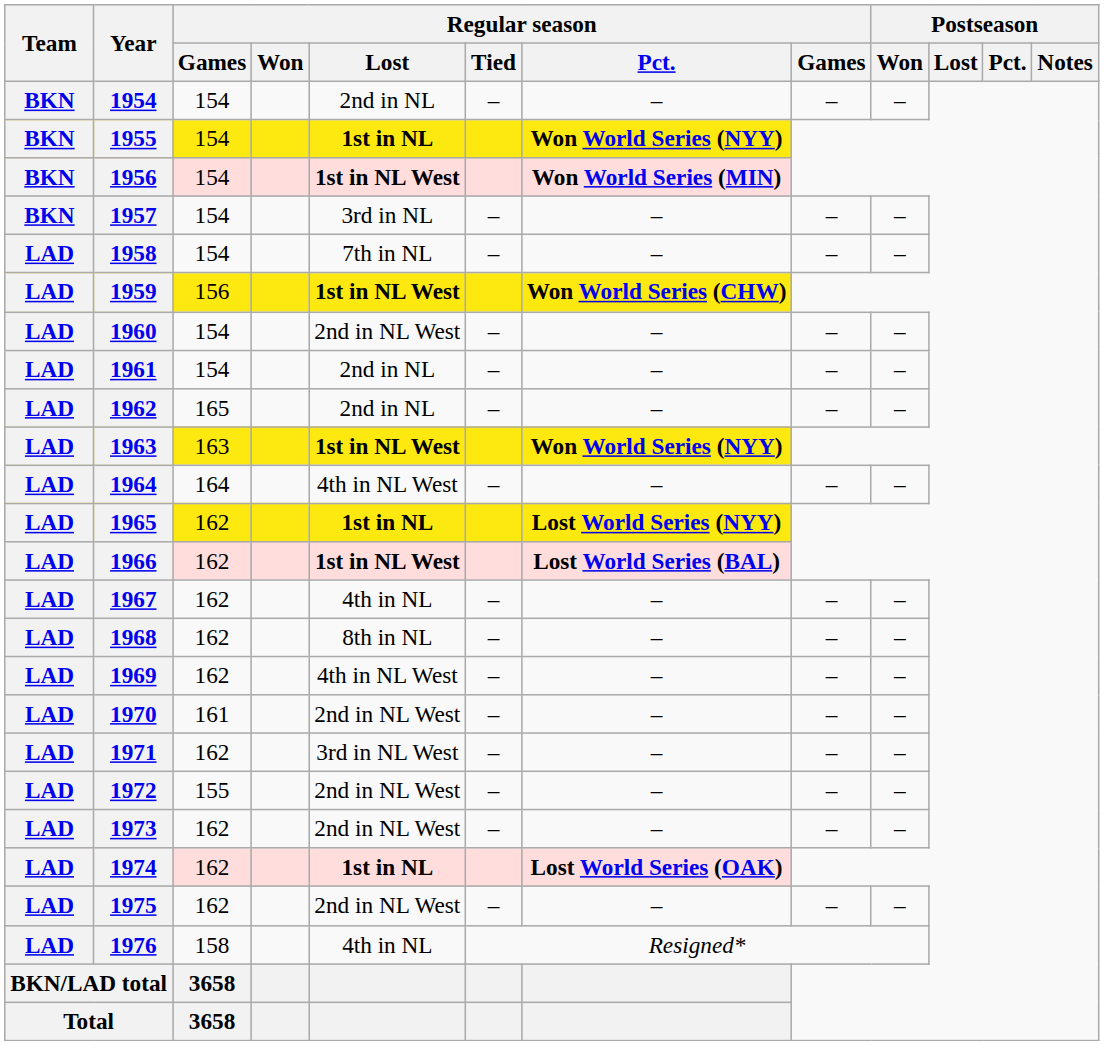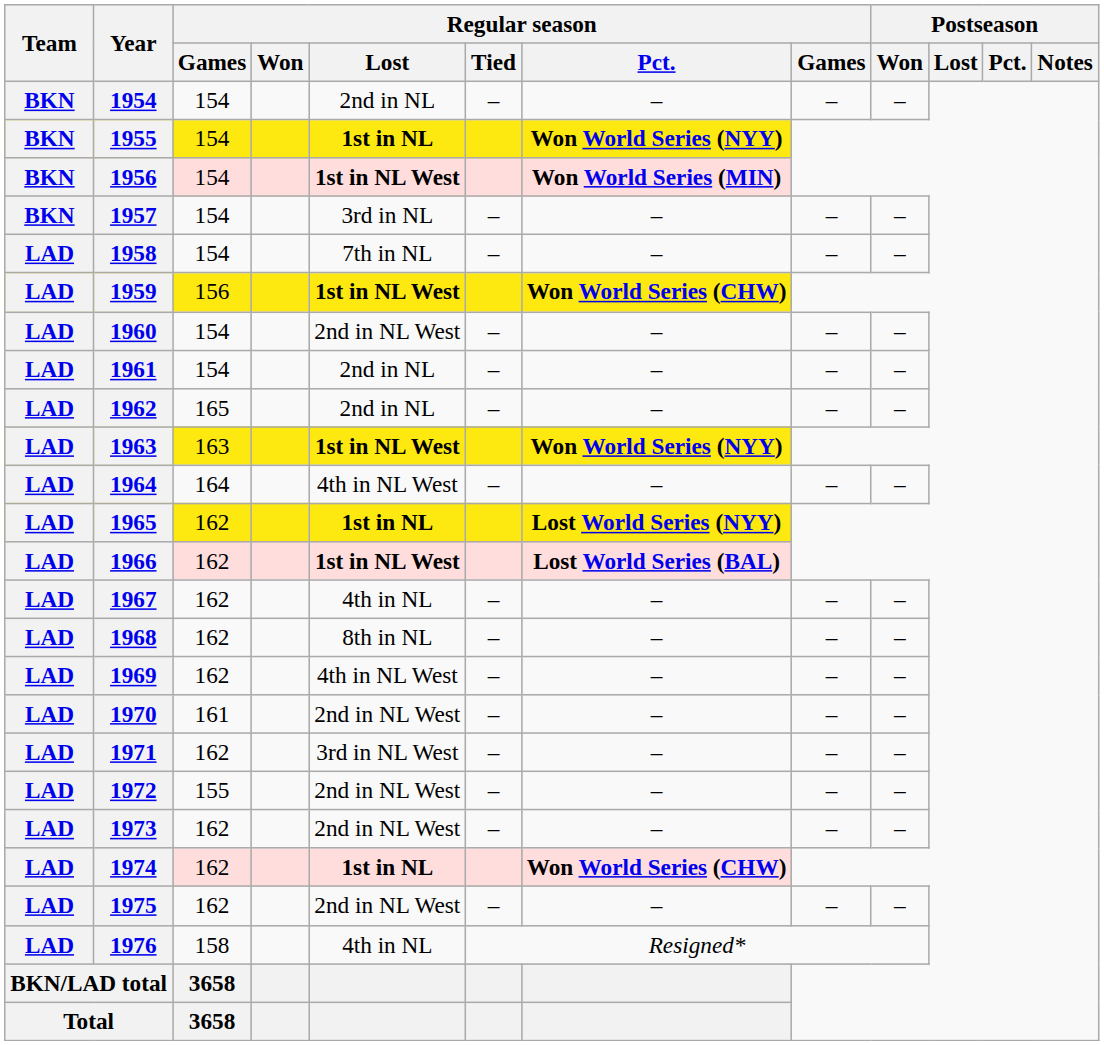(657, 867) Lost World Series (OAK) -> (657, 867) Won World Series (CHW)
